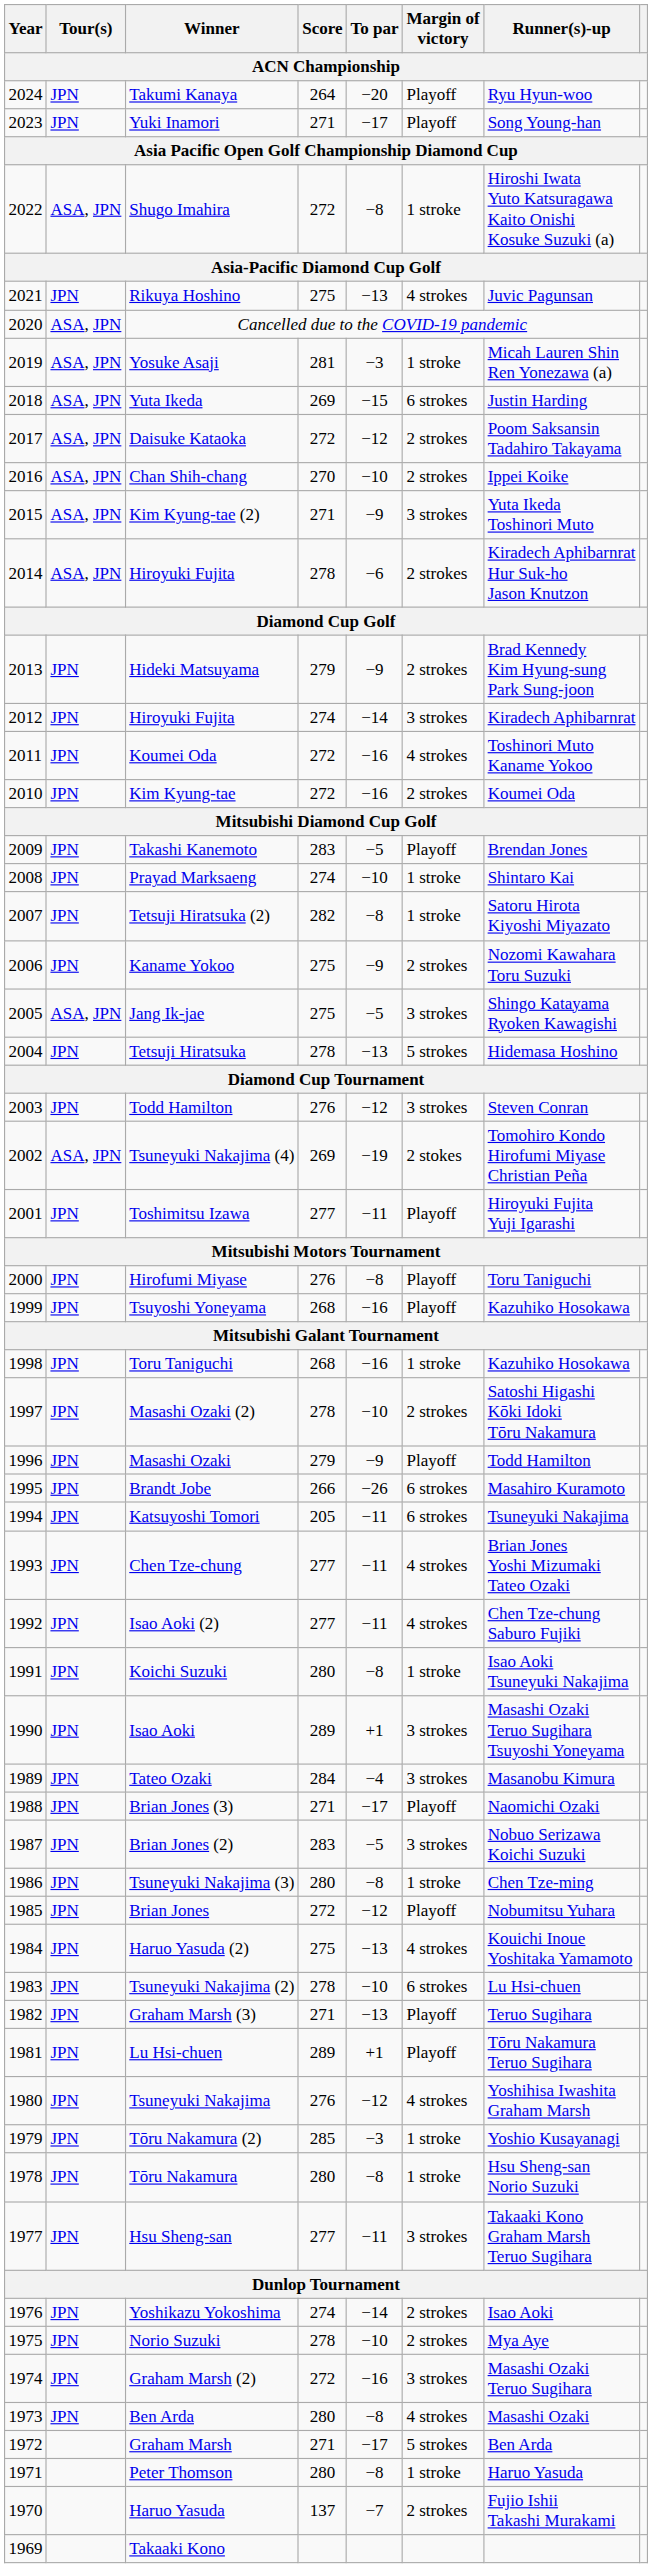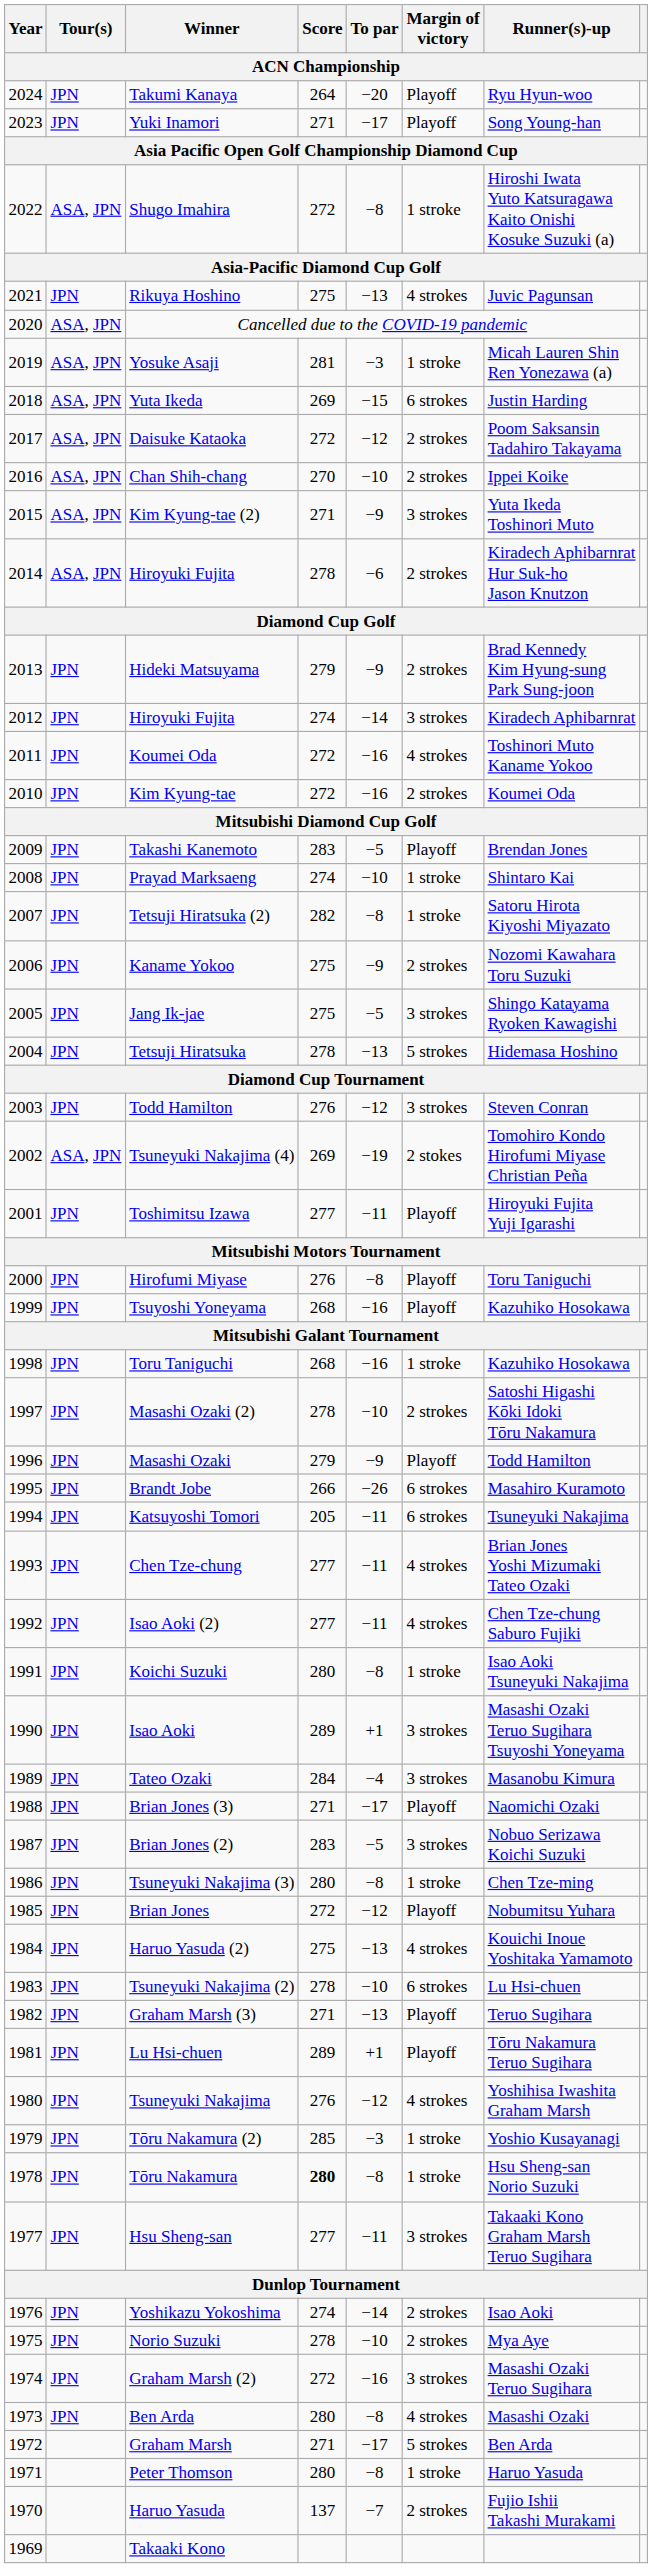(86, 1012) ASA, JPN -> (65, 1012) JPN
(322, 2177) normal -> (322, 2177) bold
